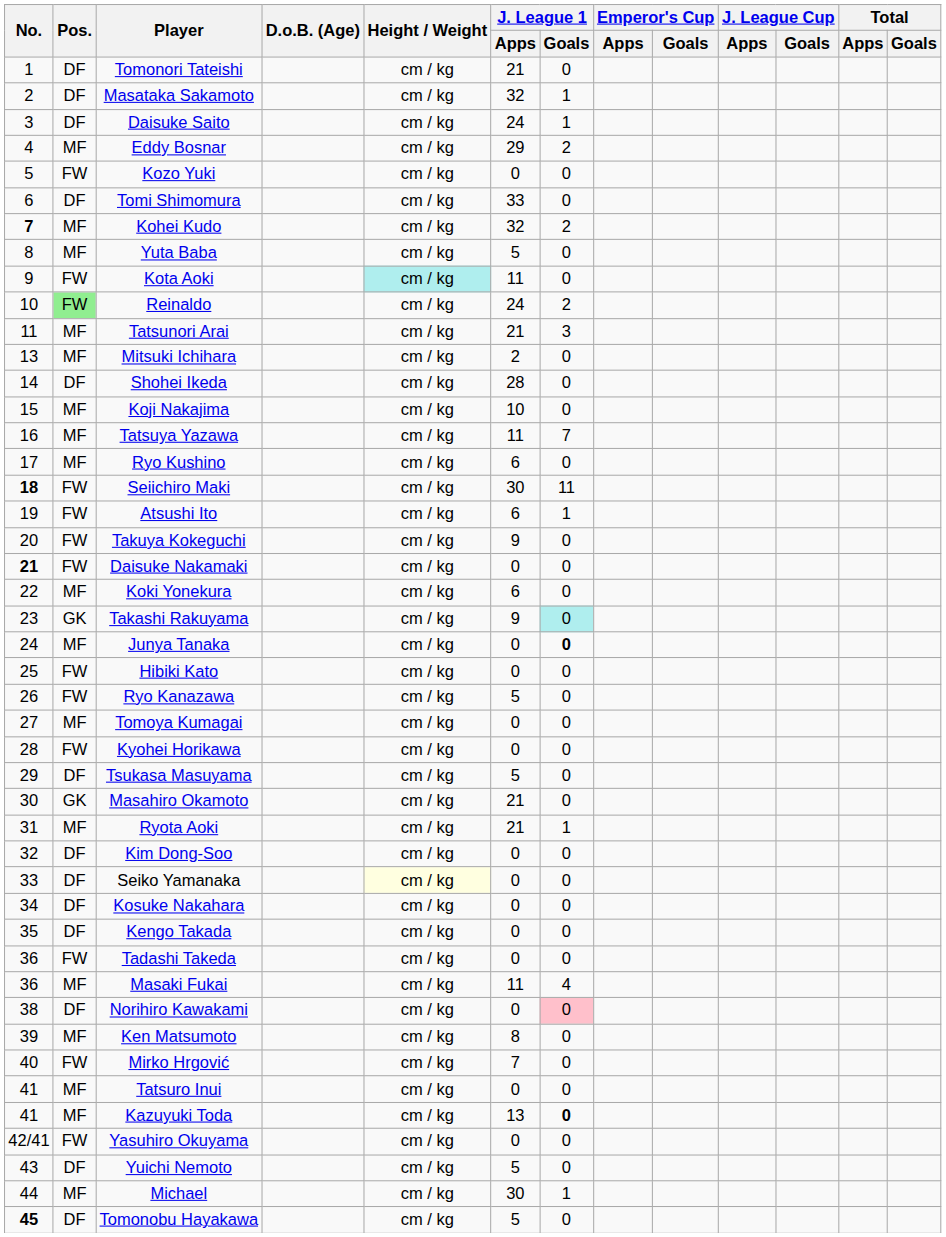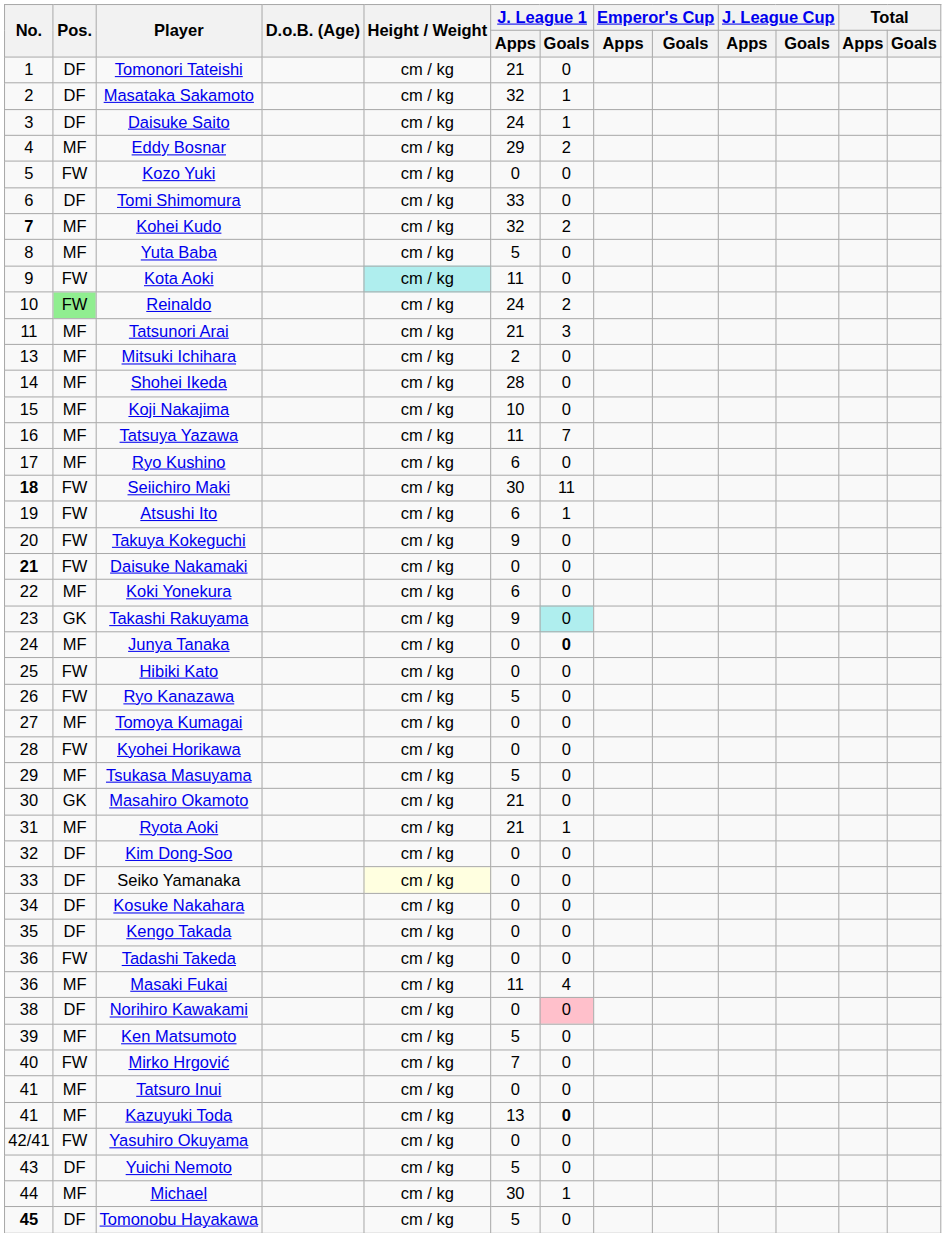(75, 383) DF -> (75, 383) MF
(75, 775) DF -> (75, 775) MF
(515, 1036) 8 -> (515, 1036) 5
